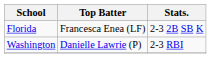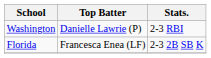rows swapped: (31, 45) <-> (21, 28)
